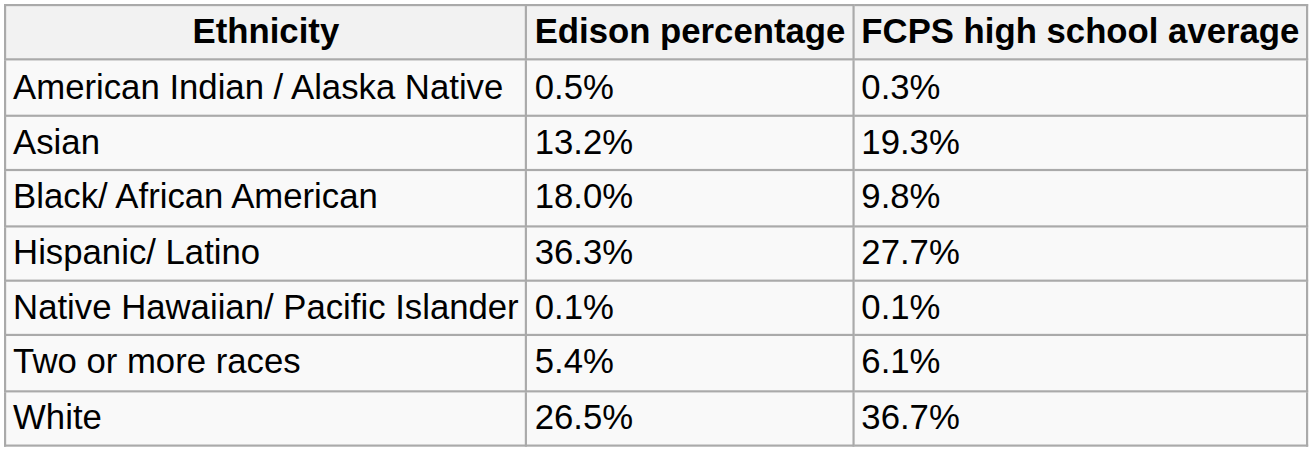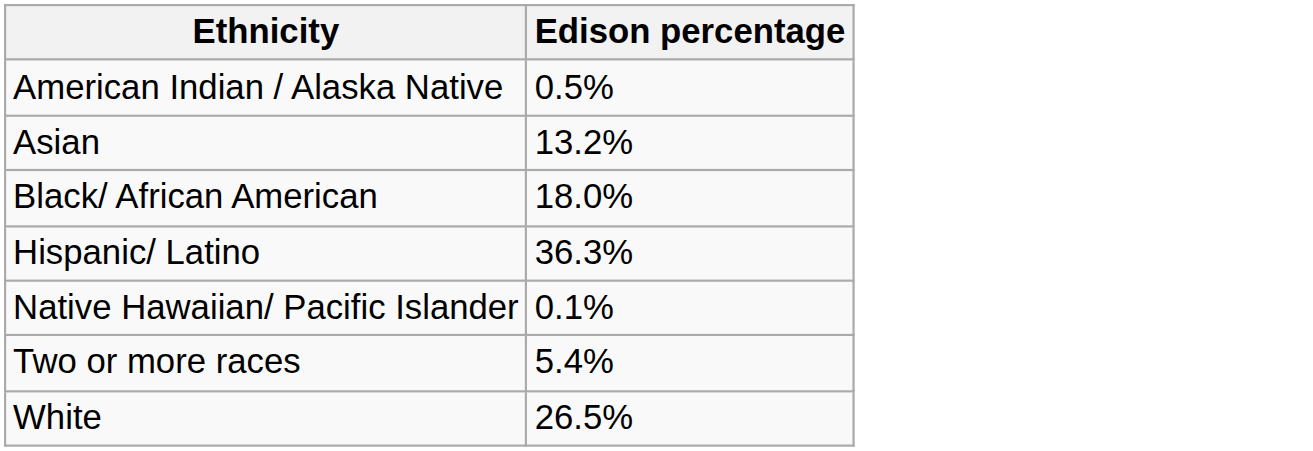- column: (1080, 32)
